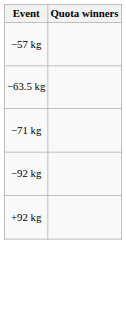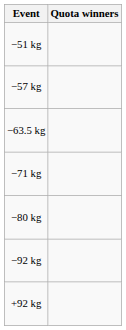+ row: (26, 44)
+ row: (26, 217)
